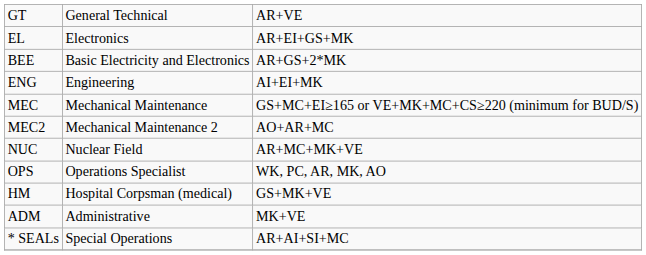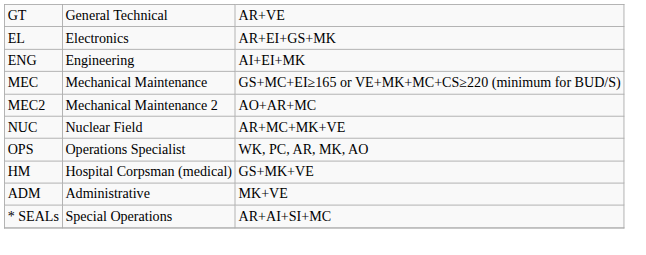- row: (21, 60)
